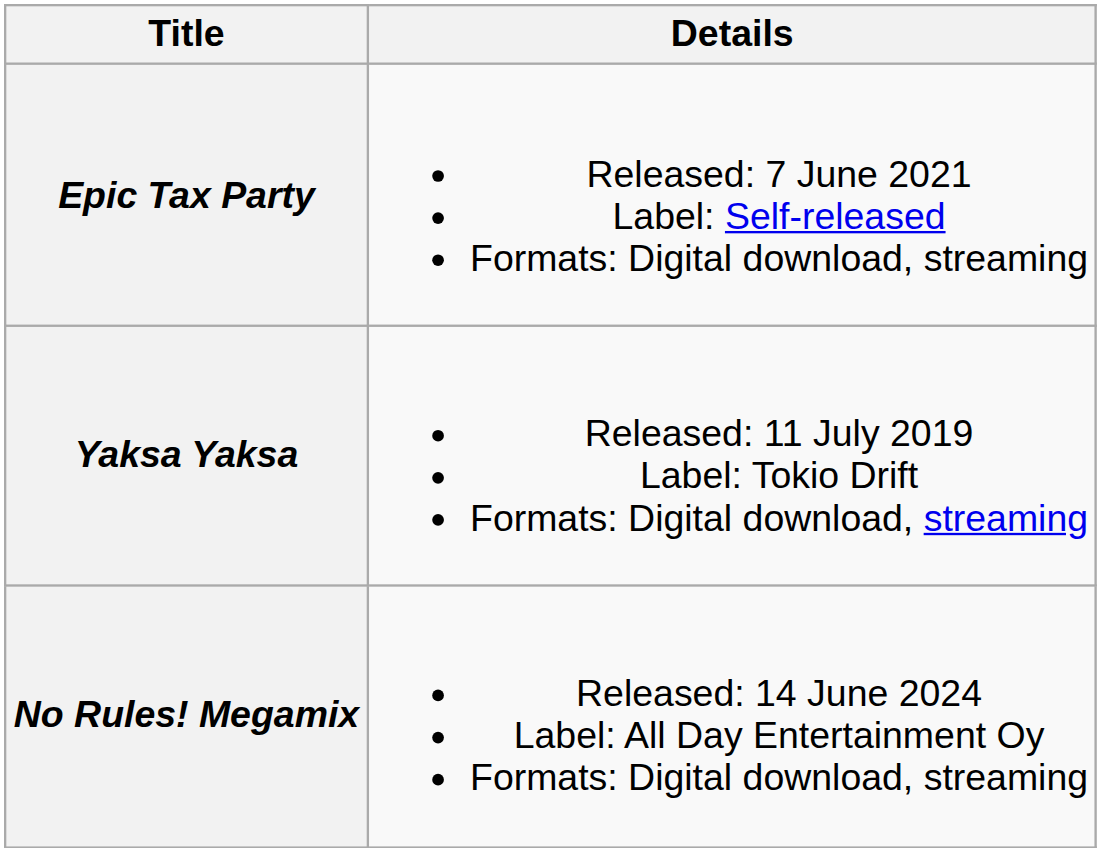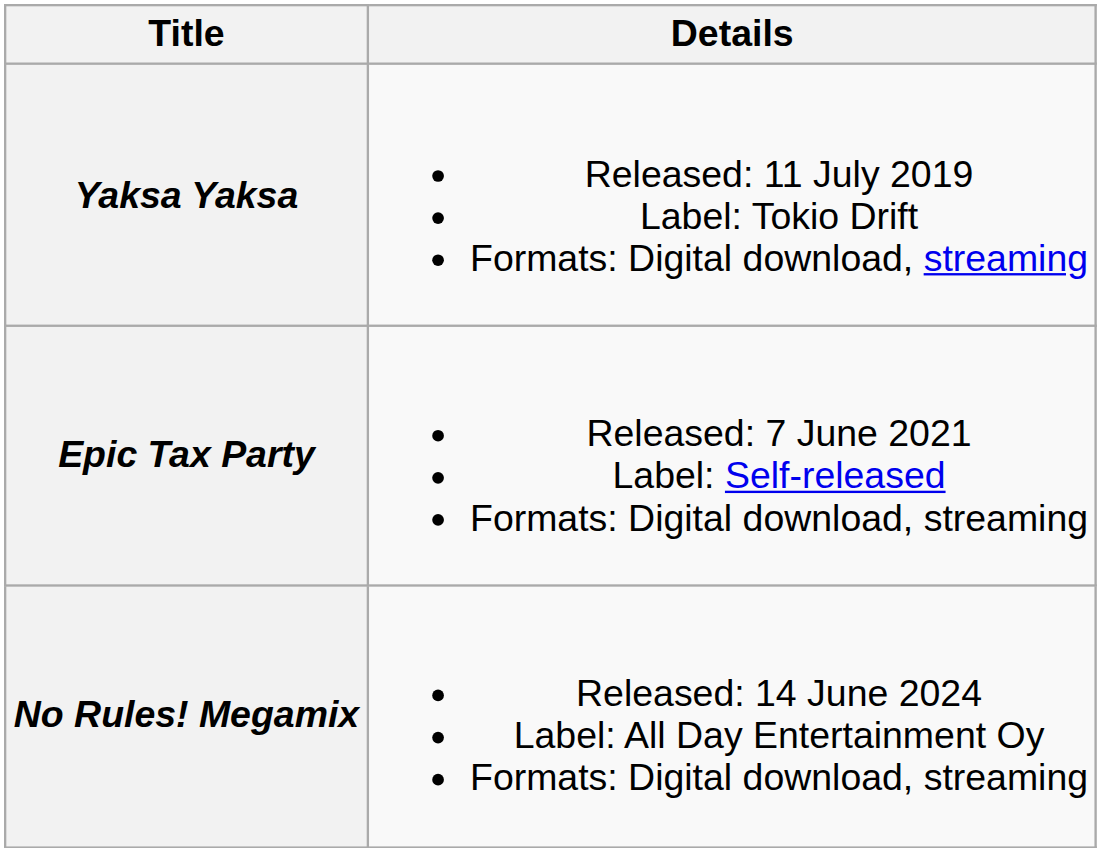rows swapped: (186, 454) <-> (186, 194)
